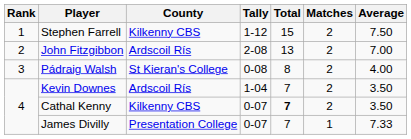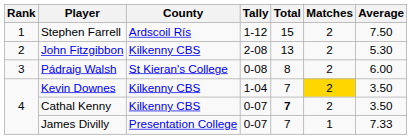(165, 32) Kilkenny CBS -> (160, 32) Ardscoil Rís
(160, 50) Ardscoil Rís -> (165, 50) Kilkenny CBS
(381, 50) 7.00 -> (381, 50) 5.30
(381, 69) 4.00 -> (381, 69) 6.00
(160, 87) Ardscoil Rís -> (165, 87) Kilkenny CBS
(330, 87) no background -> (330, 87) gold background
